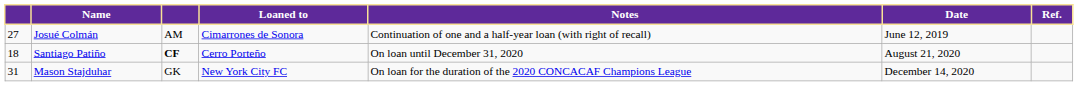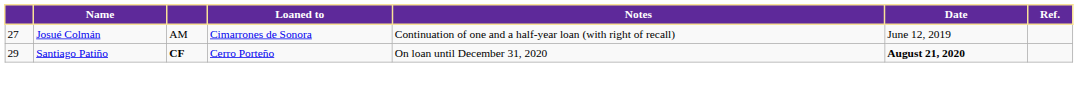(13, 53) 18 -> (13, 53) 29
(922, 53) normal -> (926, 53) bold
- row: (72, 71)
